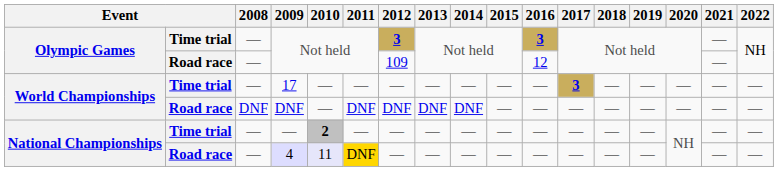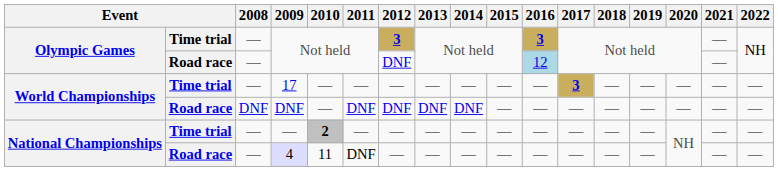(397, 62) 109 -> (397, 62) DNF
(540, 62) no background -> (540, 62) lightblue background
(325, 154) lavender background -> (325, 154) no background
(361, 154) gold background -> (361, 154) no background
